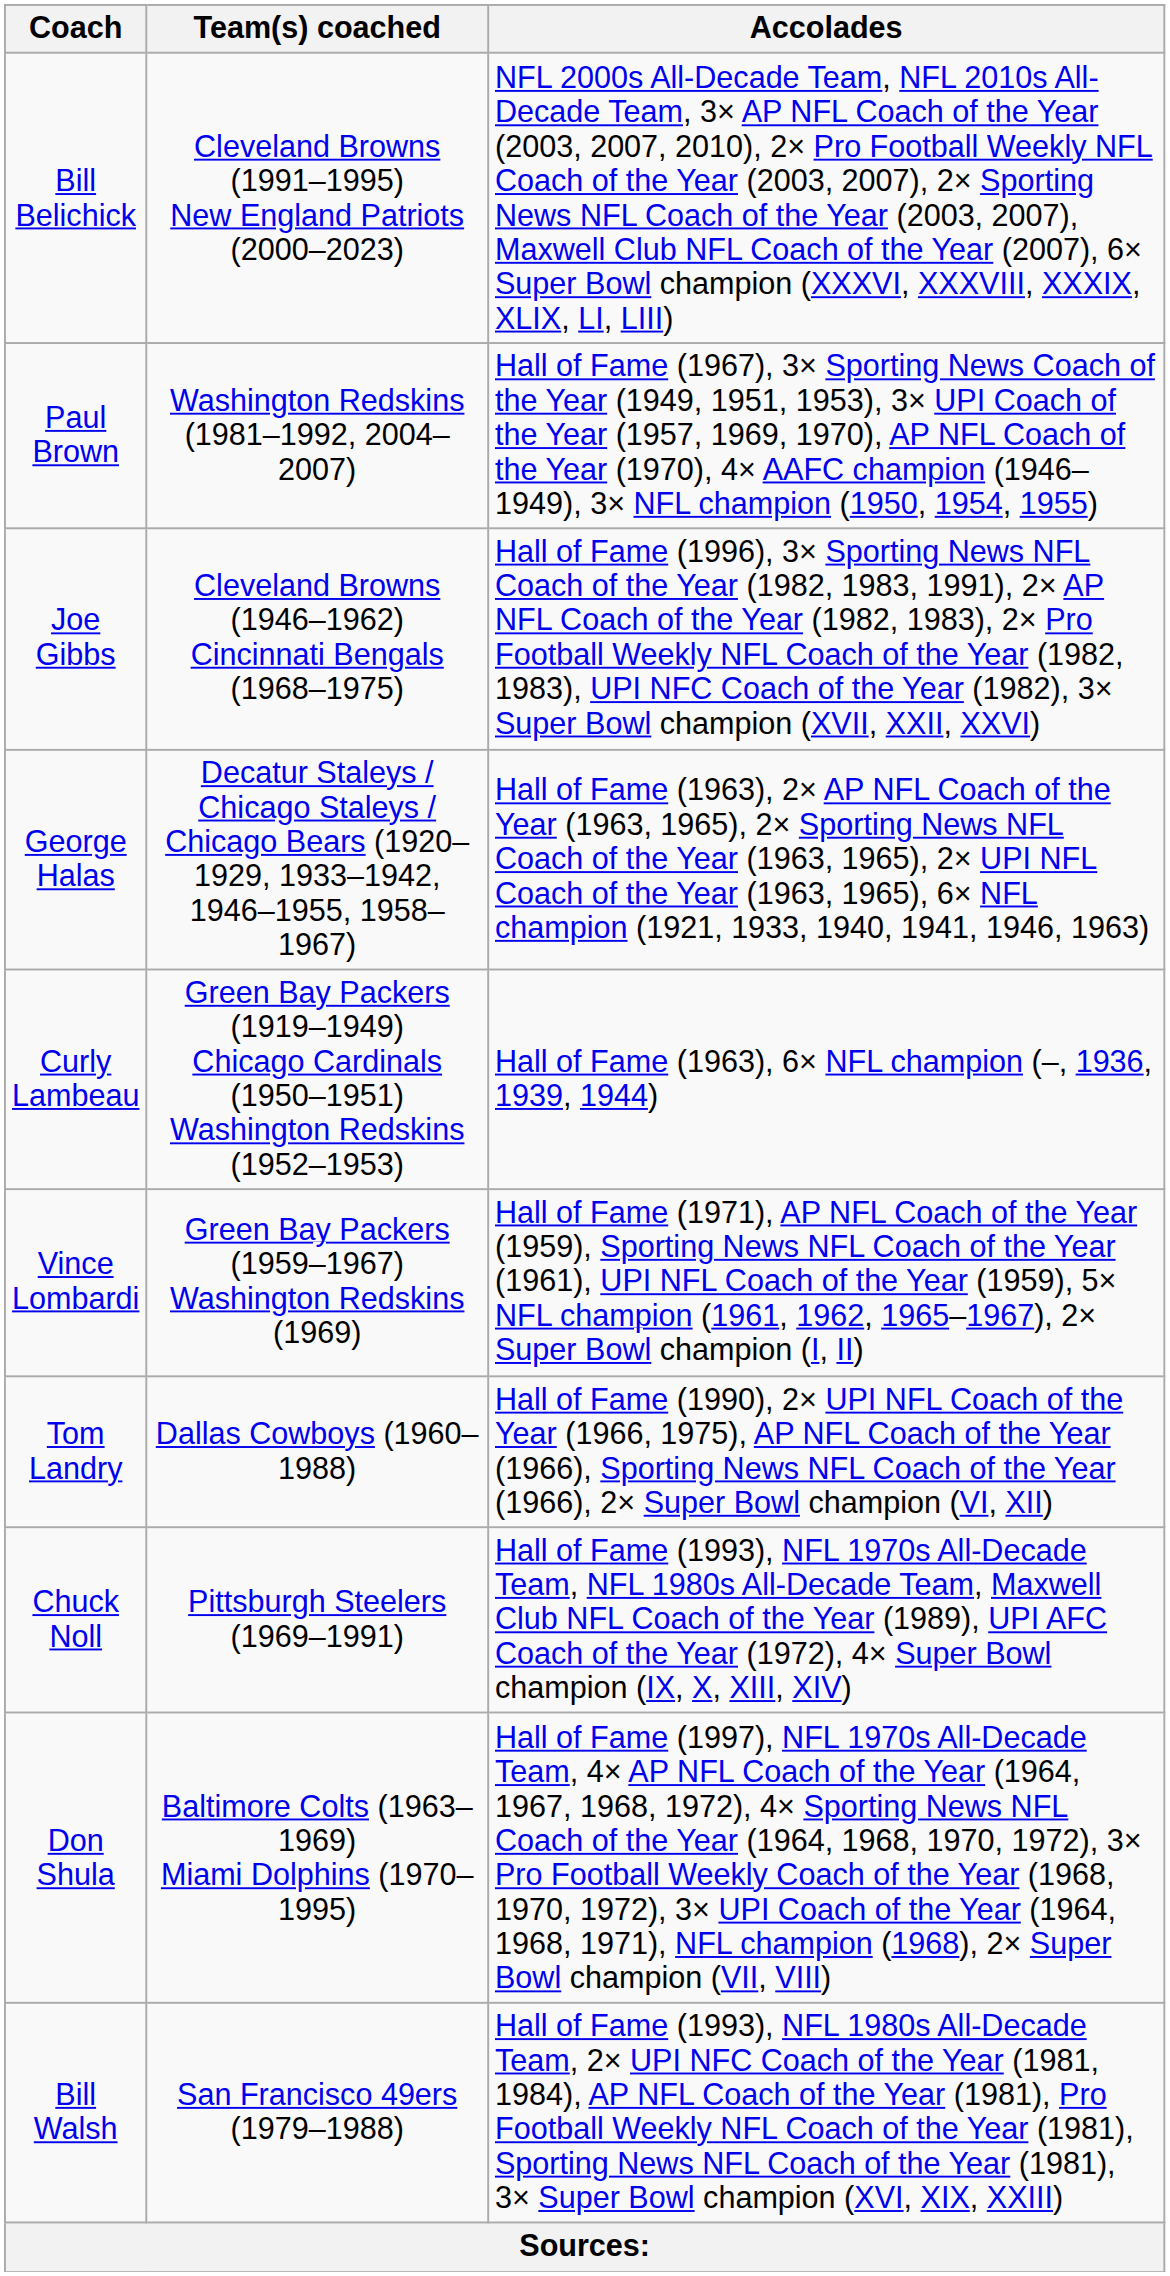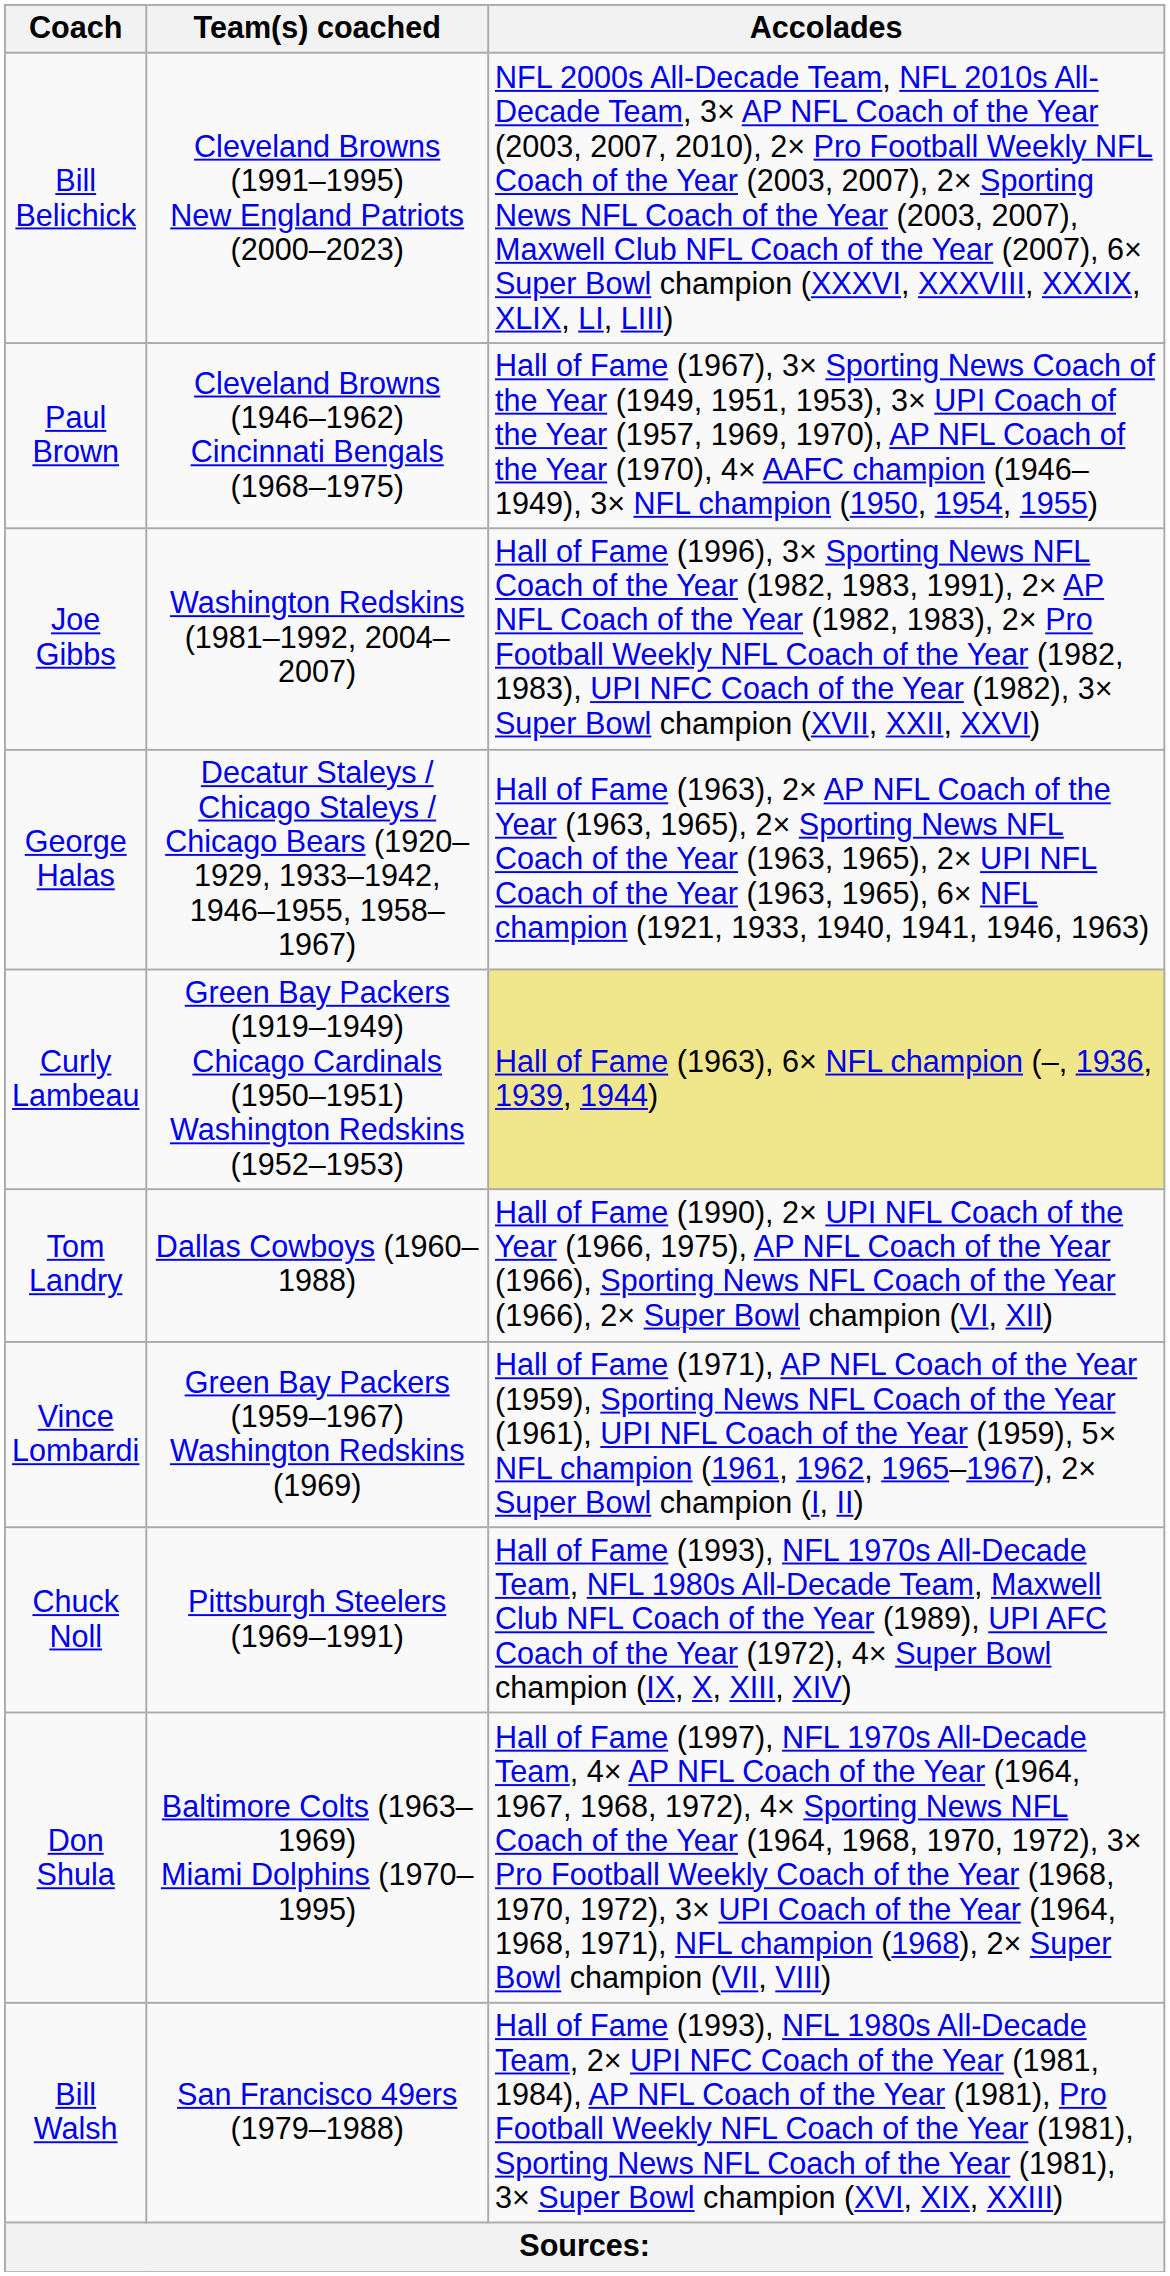(317, 435) Washington Redskins (1981–1992, 2004–2007) -> (317, 435) Cleveland Browns (1946–1962) Cincinnati Bengals (1968–1975)
(317, 638) Cleveland Browns (1946–1962) Cincinnati Bengals (1968–1975) -> (317, 638) Washington Redskins (1981–1992, 2004–2007)
(824, 1078) no background -> (824, 1078) khaki background
rows swapped: (76, 1450) <-> (76, 1282)
